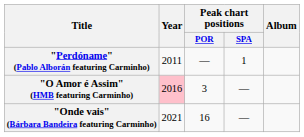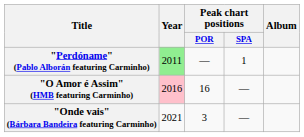(172, 61) no background -> (172, 61) lightgreen background
(204, 89) 3 -> (204, 89) 16
(204, 117) 16 -> (204, 117) 3
